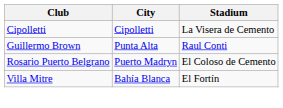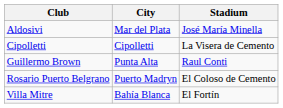+ row: (25, 29)
